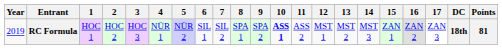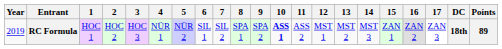(483, 31) 81 -> (483, 31) 89
